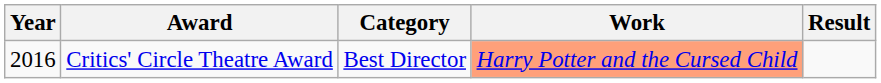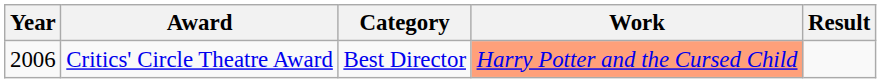(33, 58) 2016 -> (33, 58) 2006
